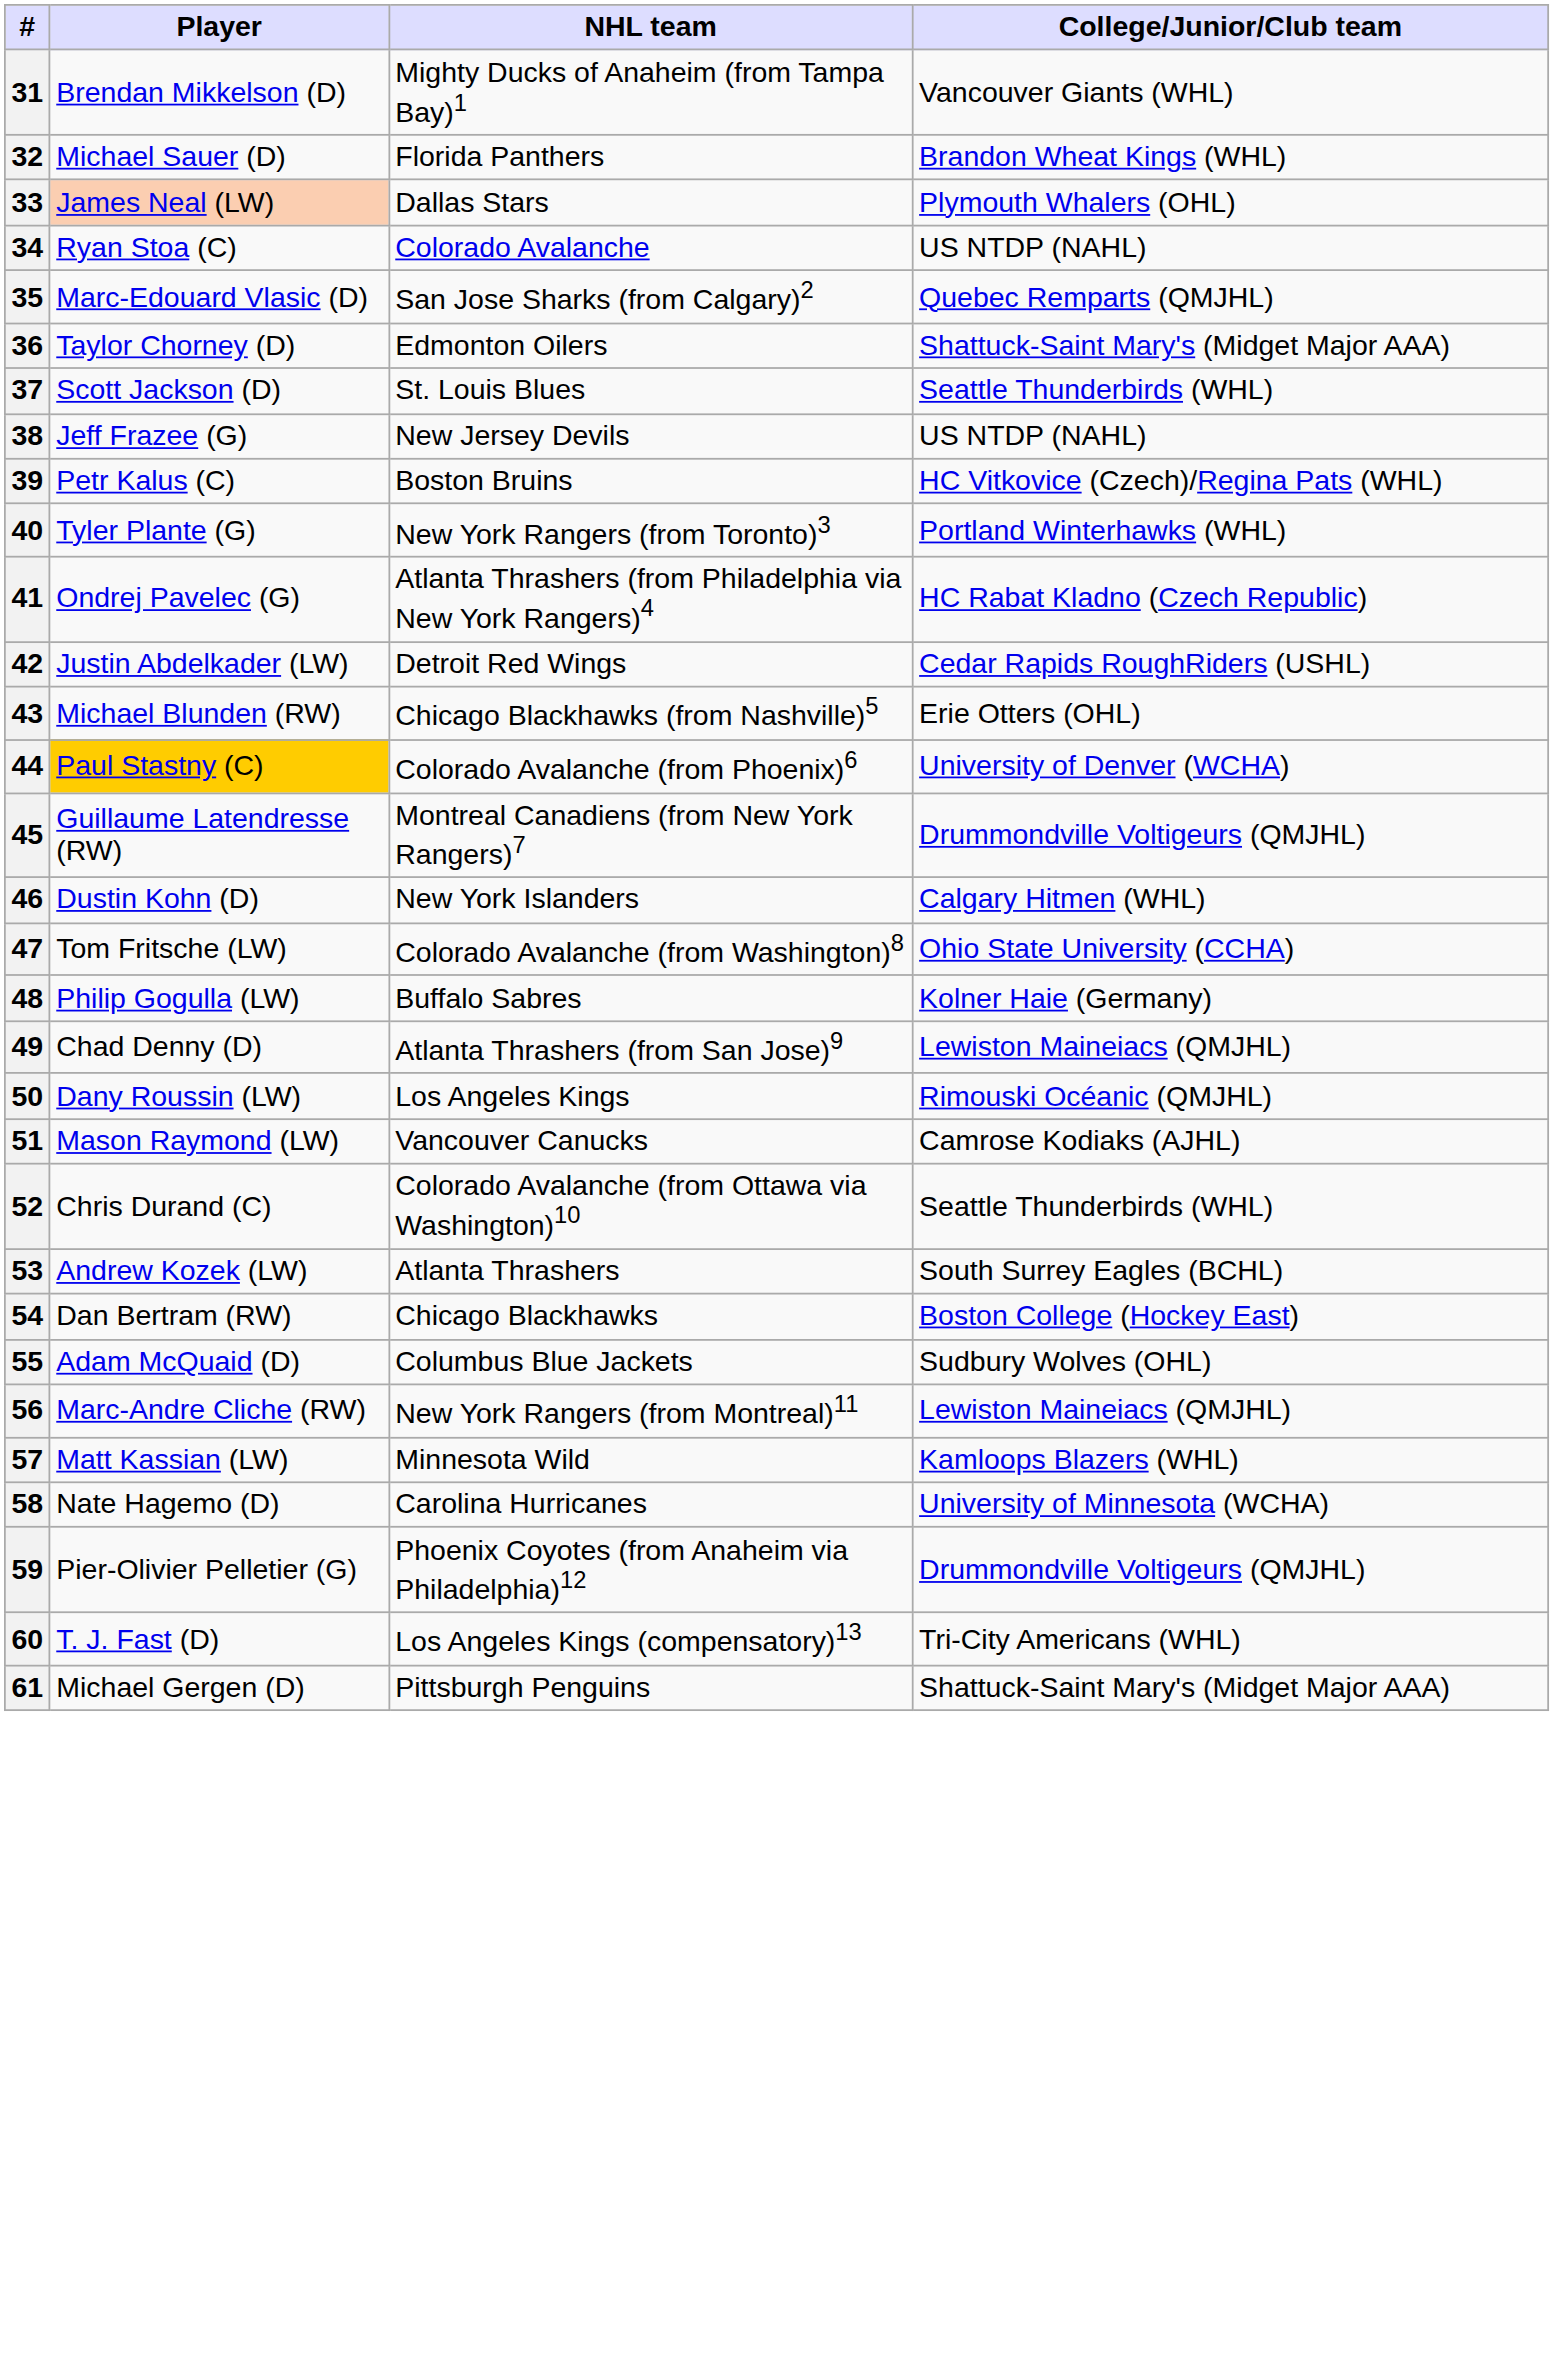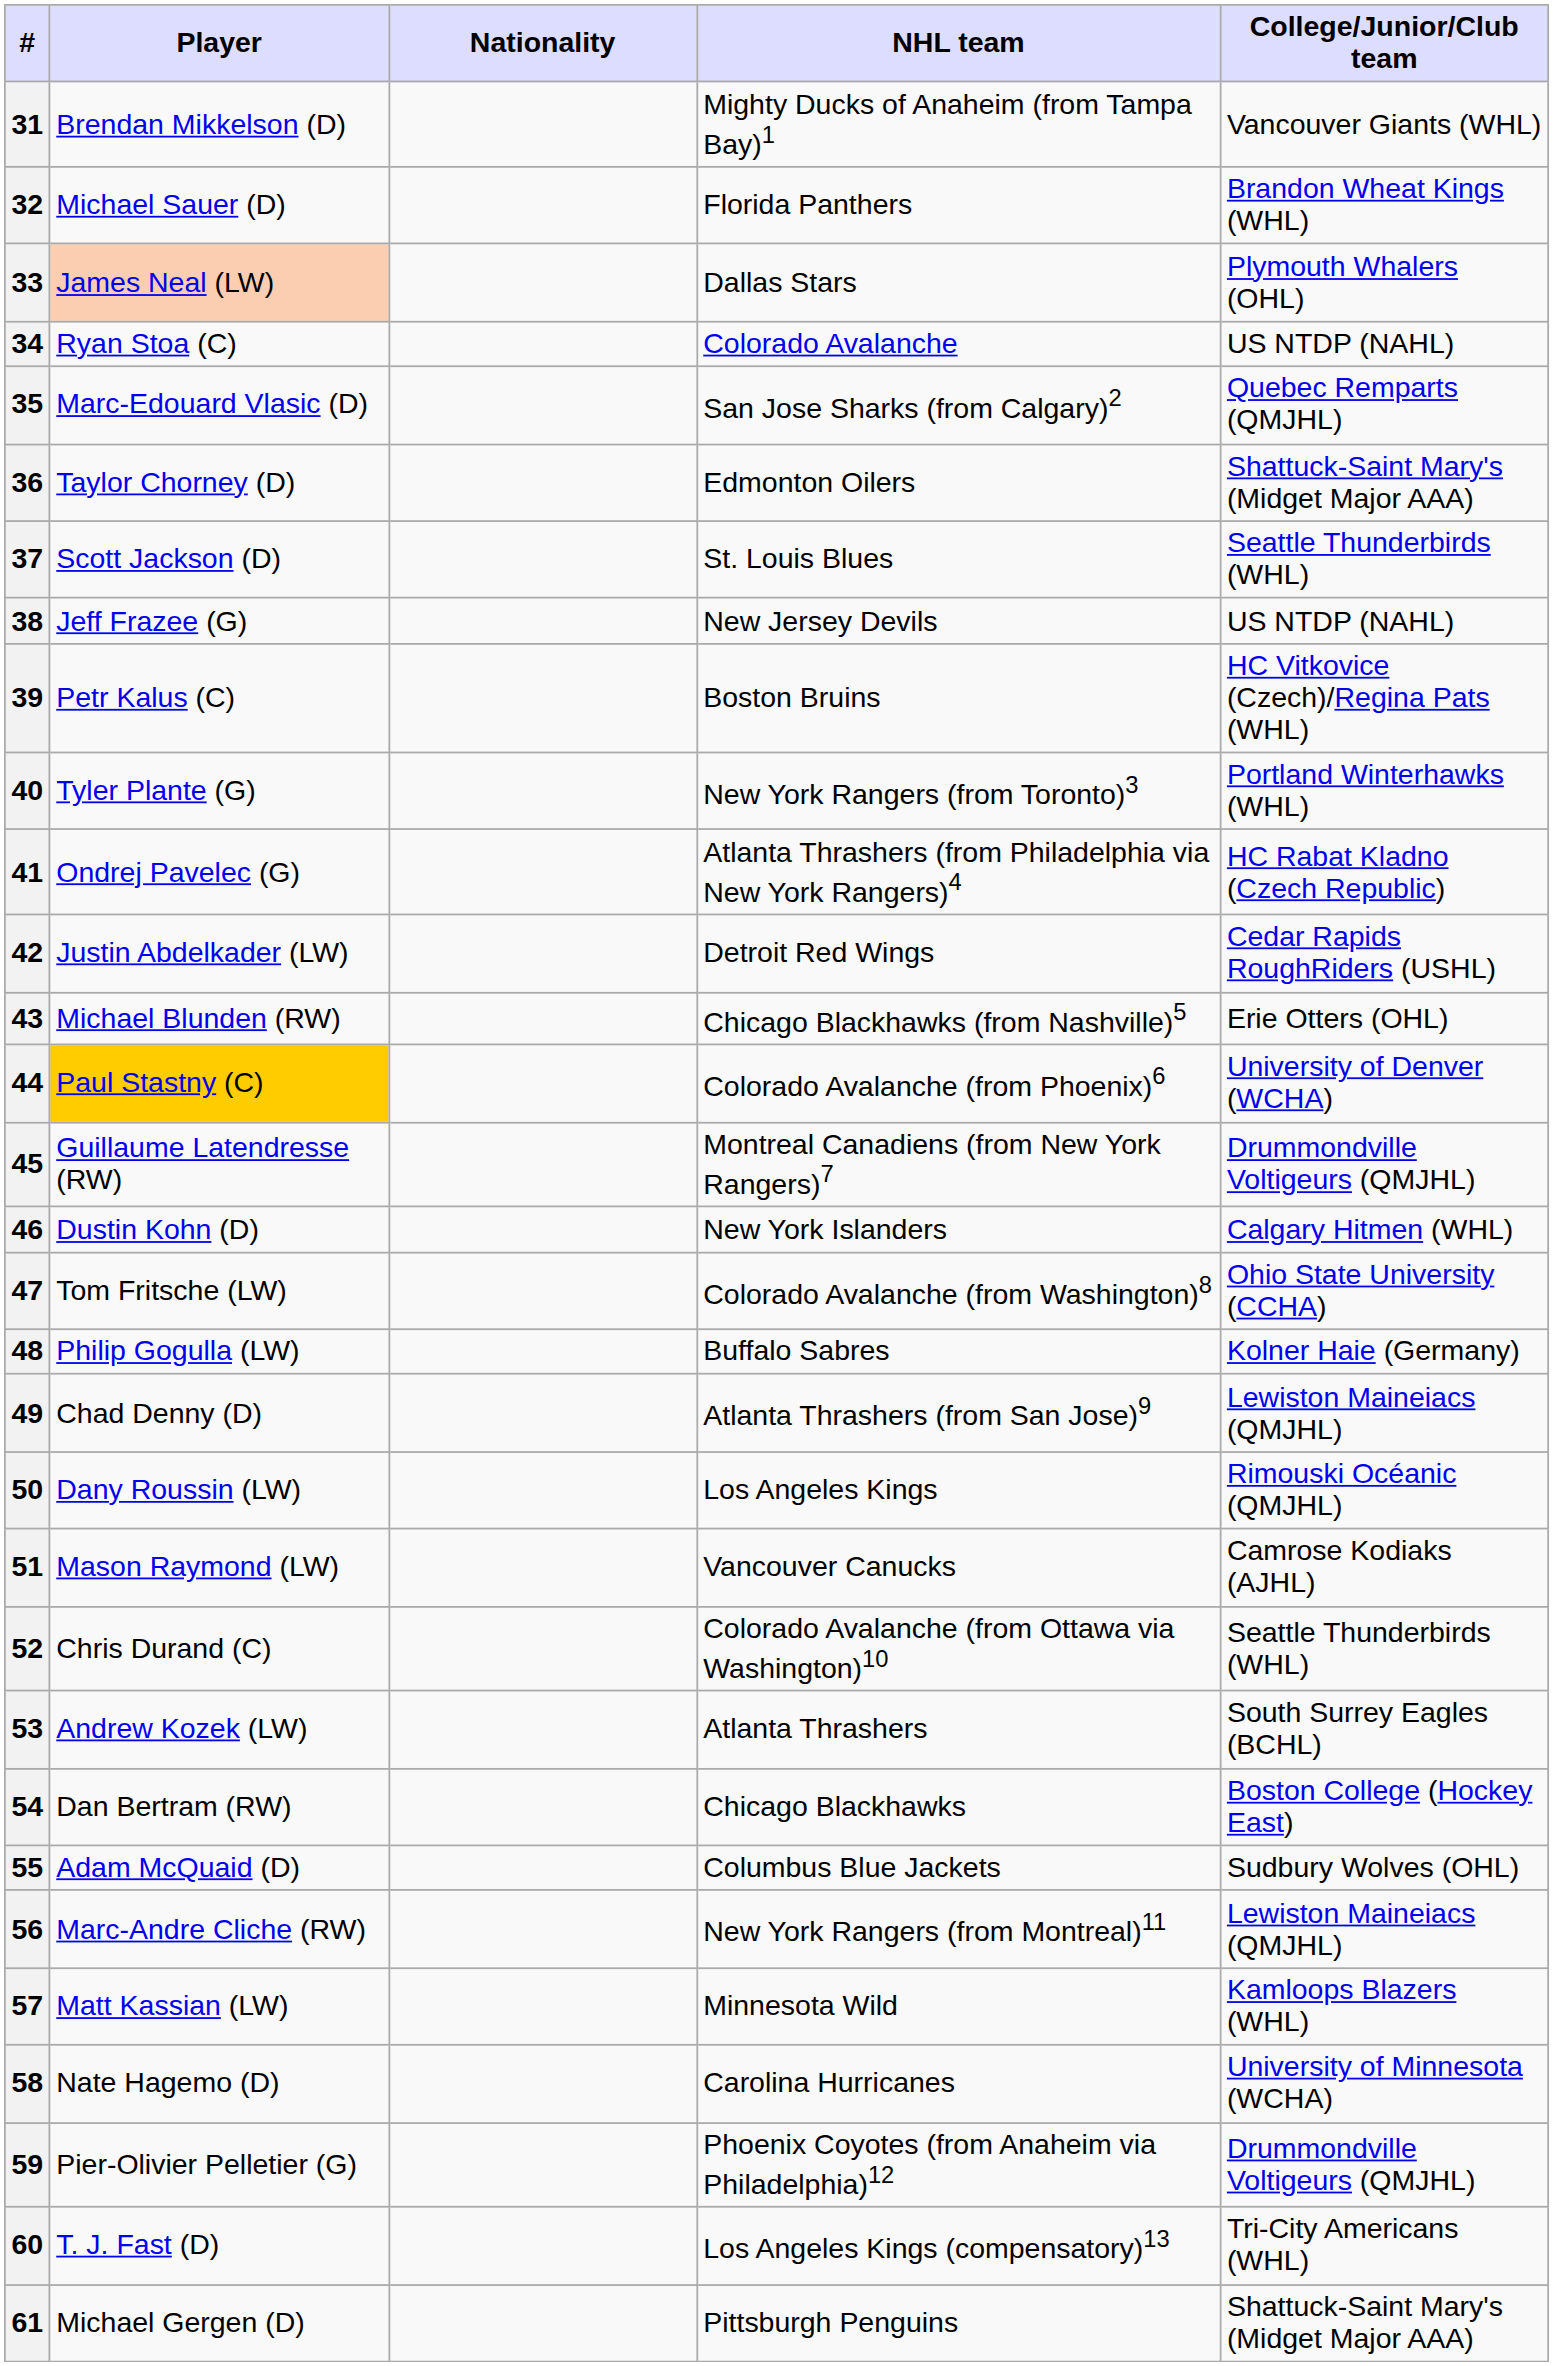+ column: (543, 43)
